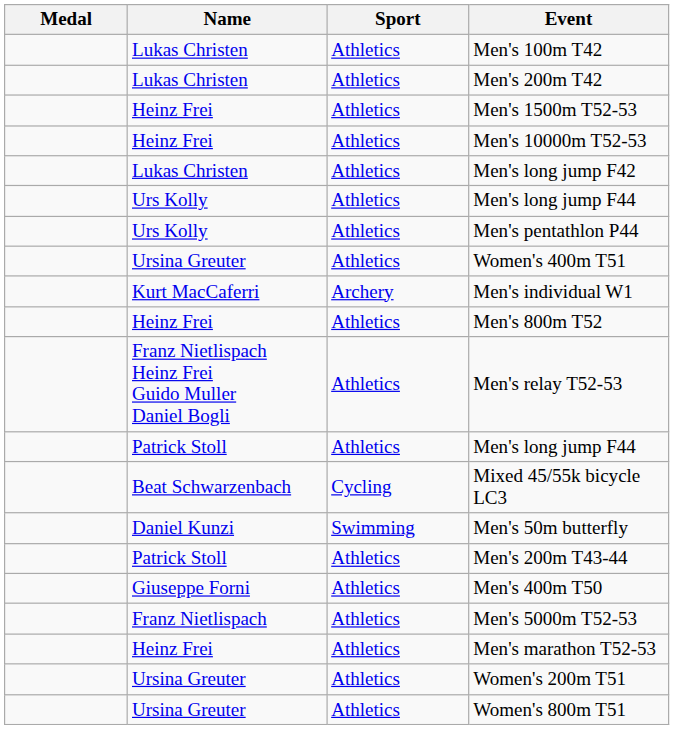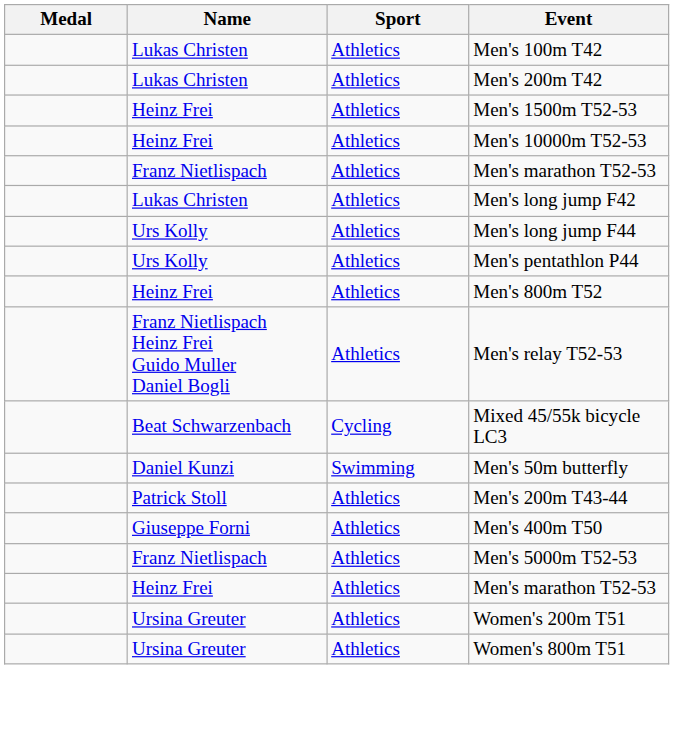+ row: (199, 170)
- row: (189, 261)
- row: (196, 291)
- row: (179, 446)
